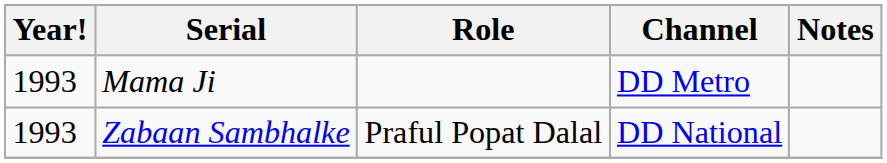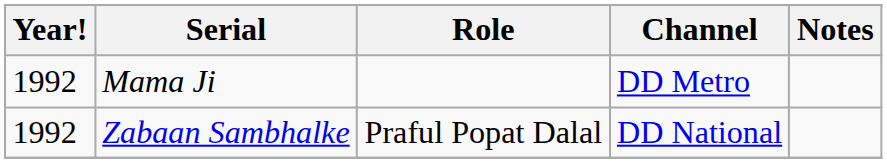(45, 81) 1993 -> (45, 81) 1992
(45, 132) 1993 -> (45, 132) 1992
